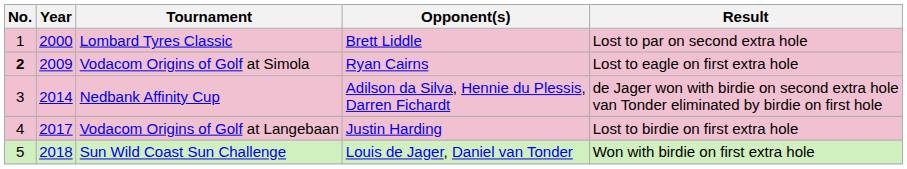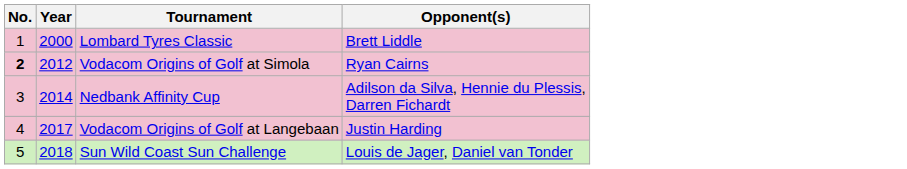- column: (746, 17)
(56, 64) 2009 -> (56, 64) 2012
